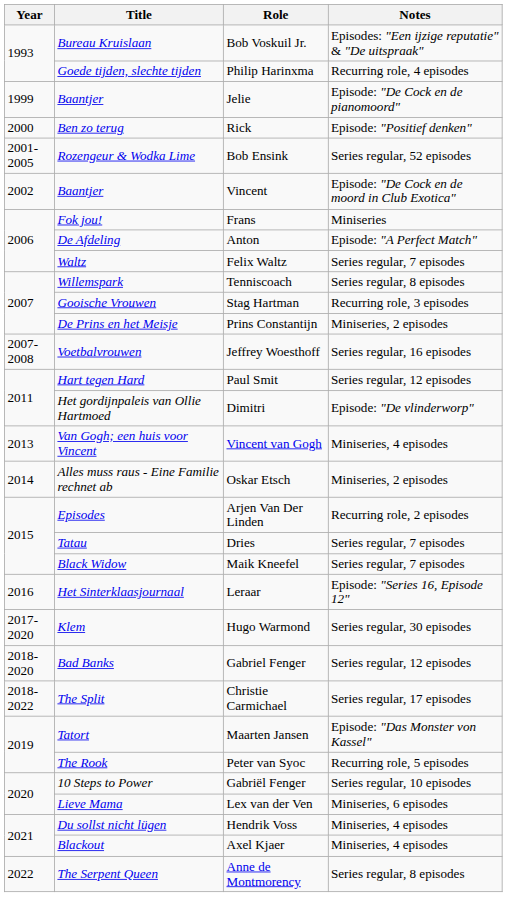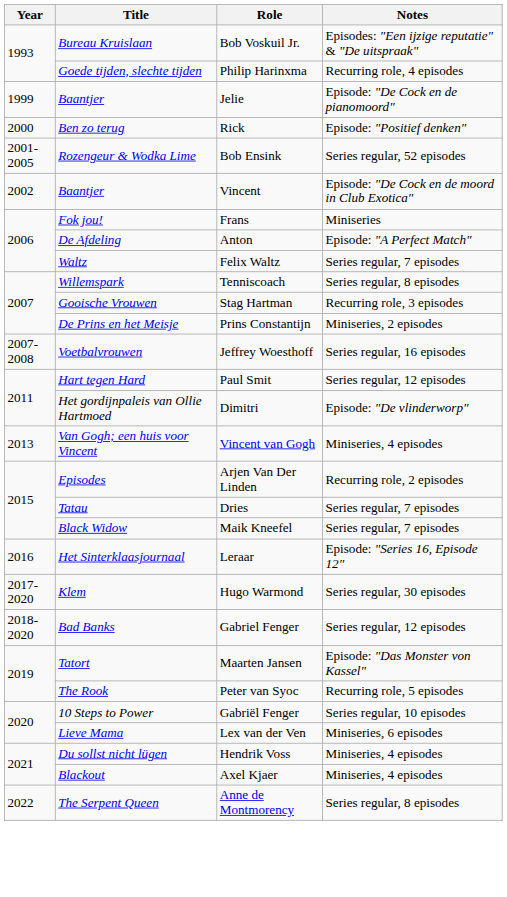- row: (258, 479)
- row: (257, 698)
